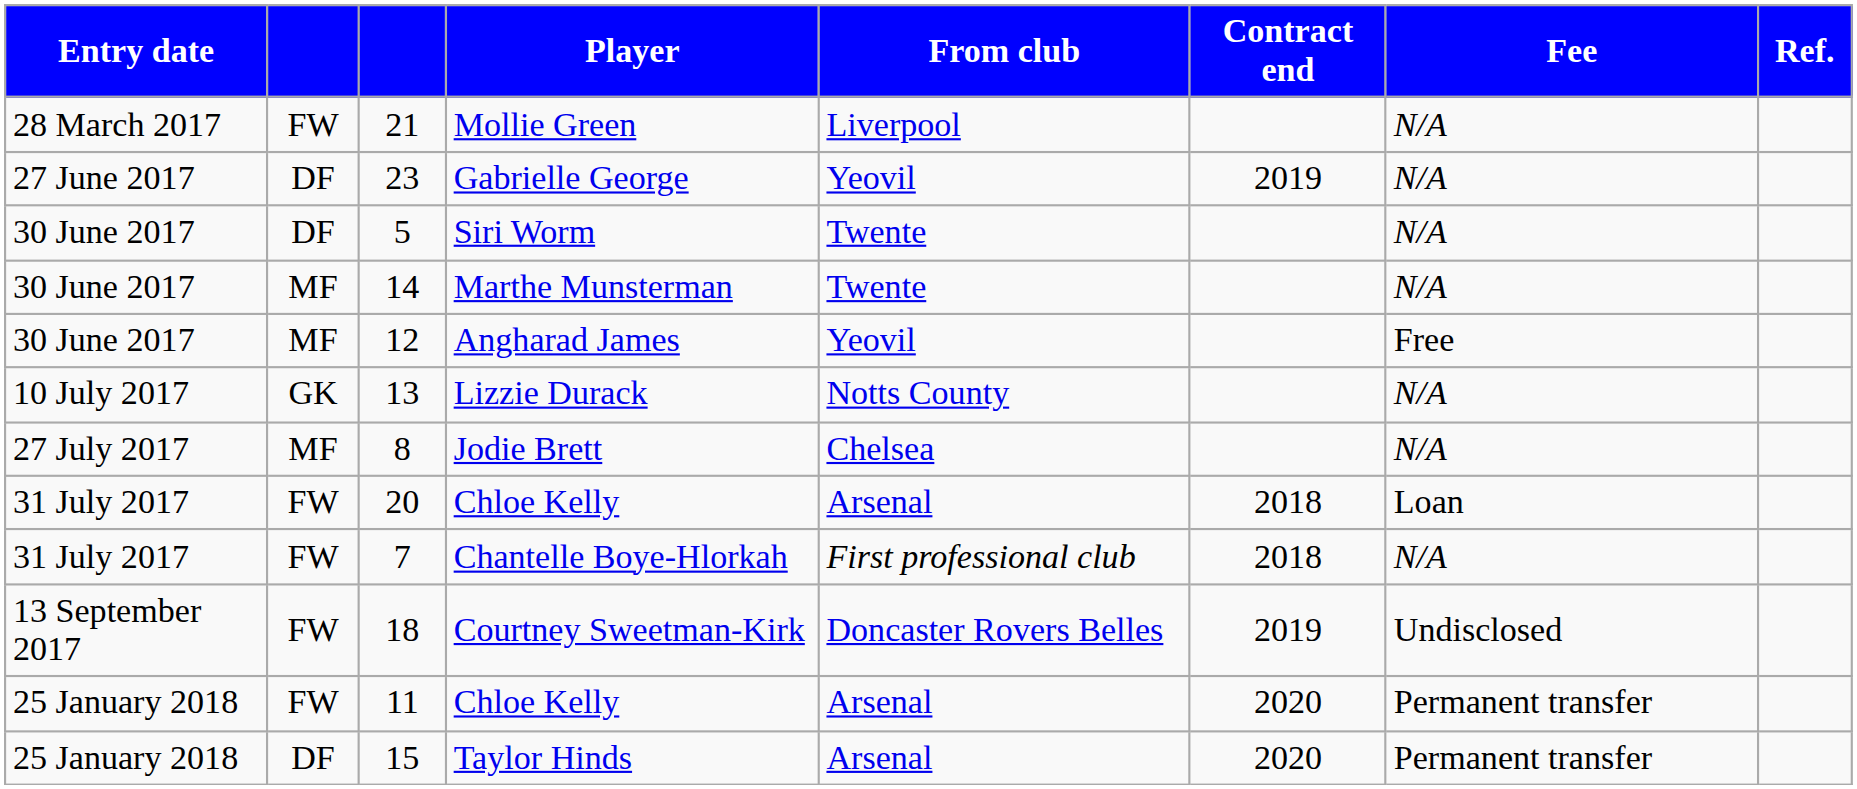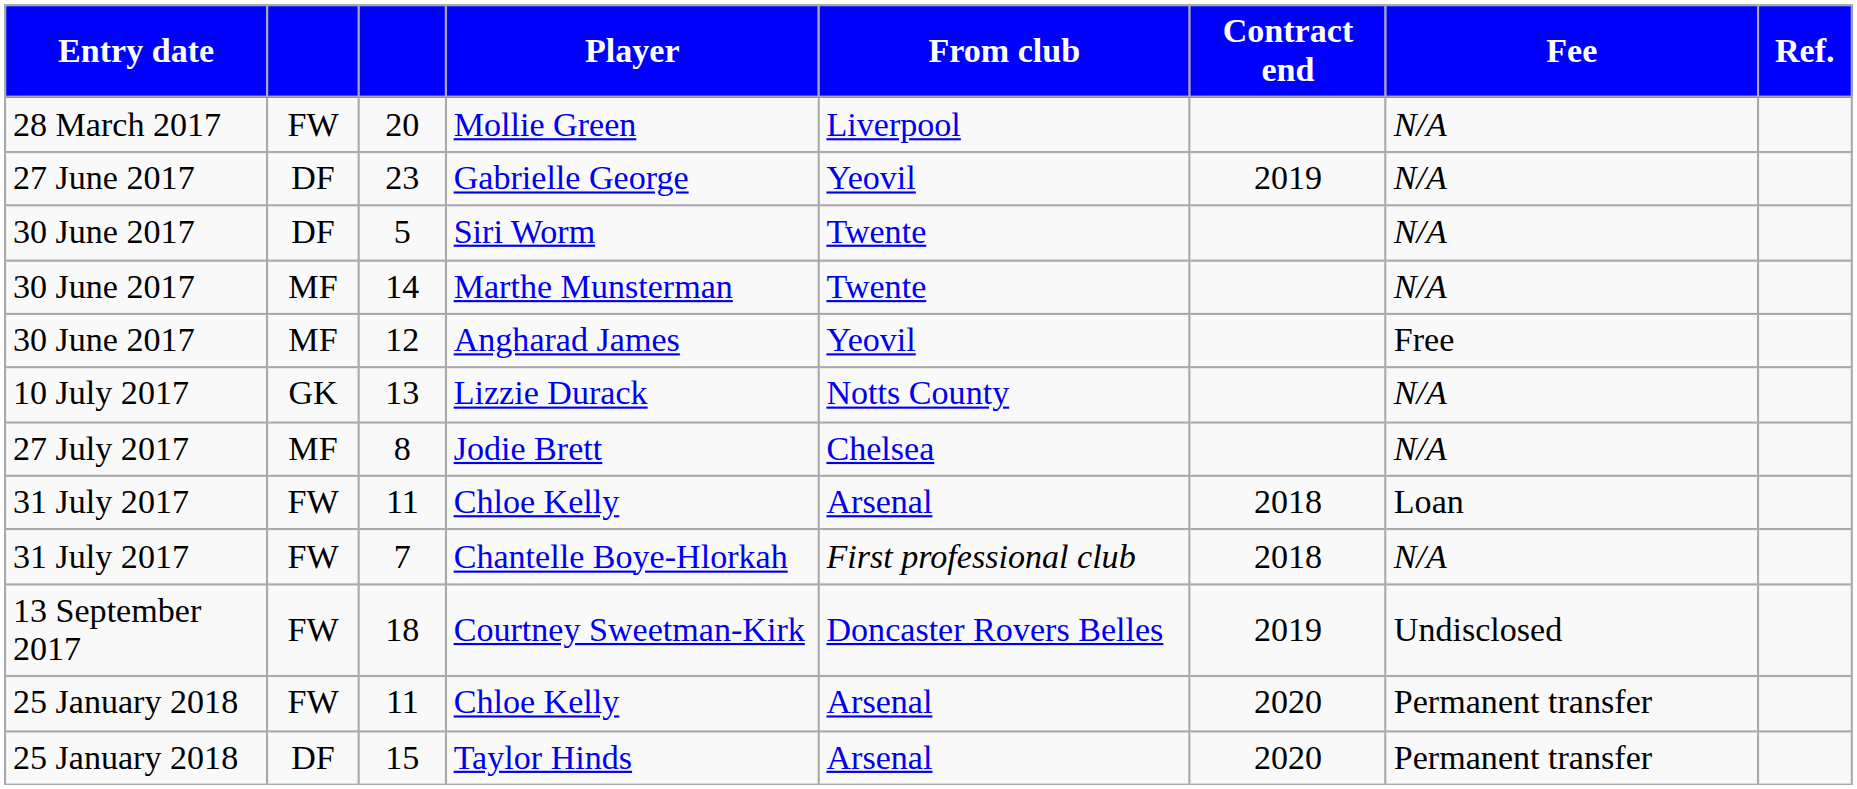(402, 123) 21 -> (402, 123) 20
(402, 502) 20 -> (402, 502) 11
